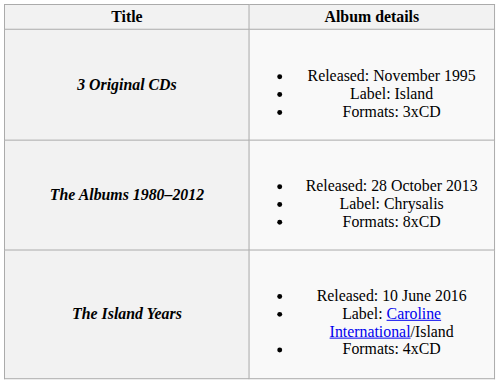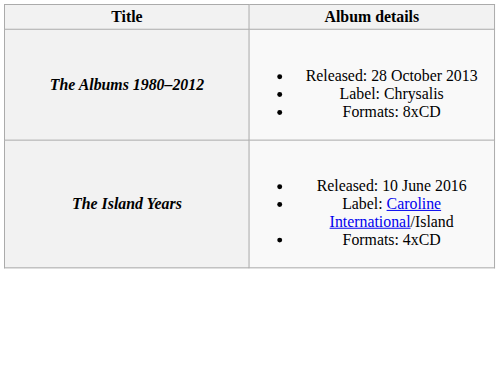- row: (127, 84)
